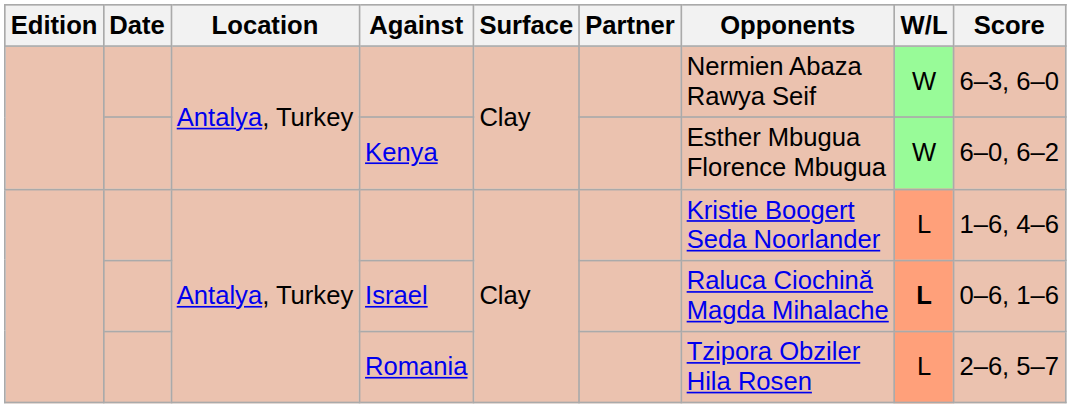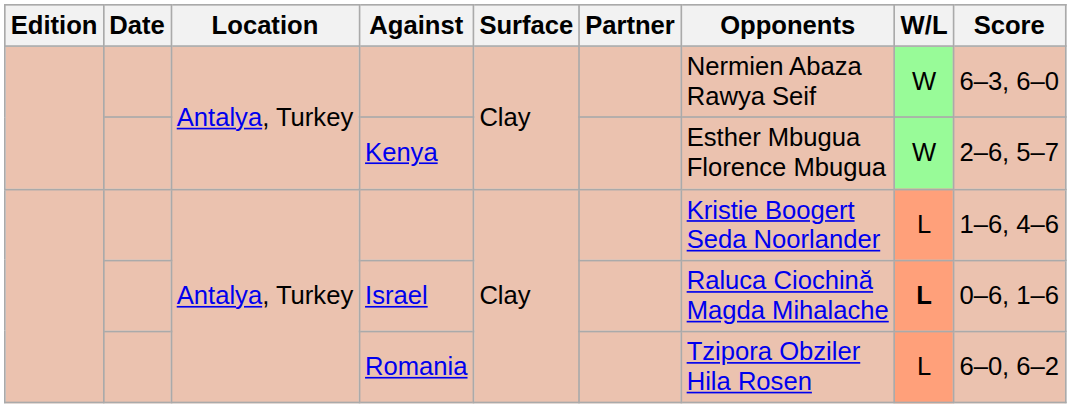(1009, 152) 6–0, 6–2 -> (1009, 152) 2–6, 5–7
(1009, 366) 2–6, 5–7 -> (1009, 366) 6–0, 6–2
